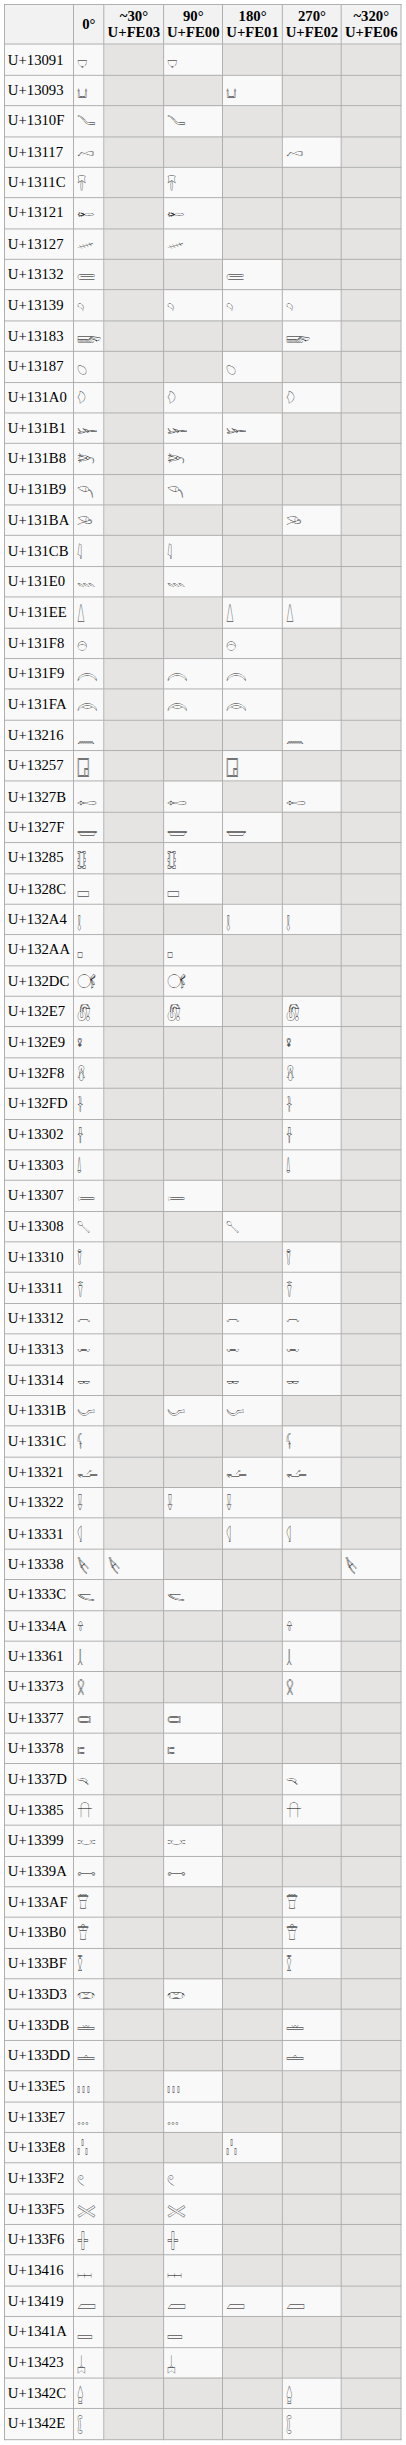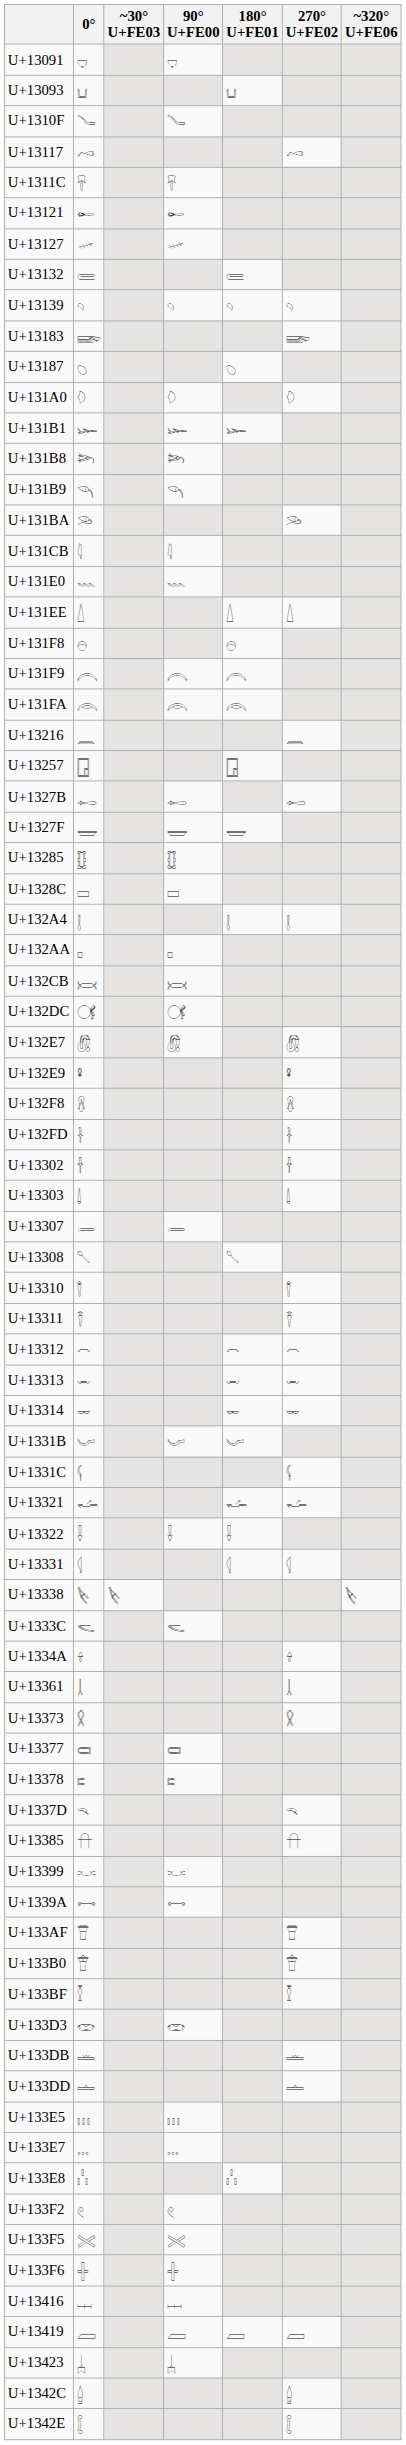+ row: (38, 980)
- row: (37, 2331)
